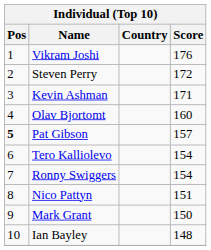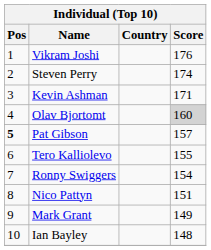(183, 74) 172 -> (183, 74) 174
(183, 114) no background -> (183, 114) lightgrey background
(183, 154) 154 -> (183, 154) 155
(183, 214) 150 -> (183, 214) 149
